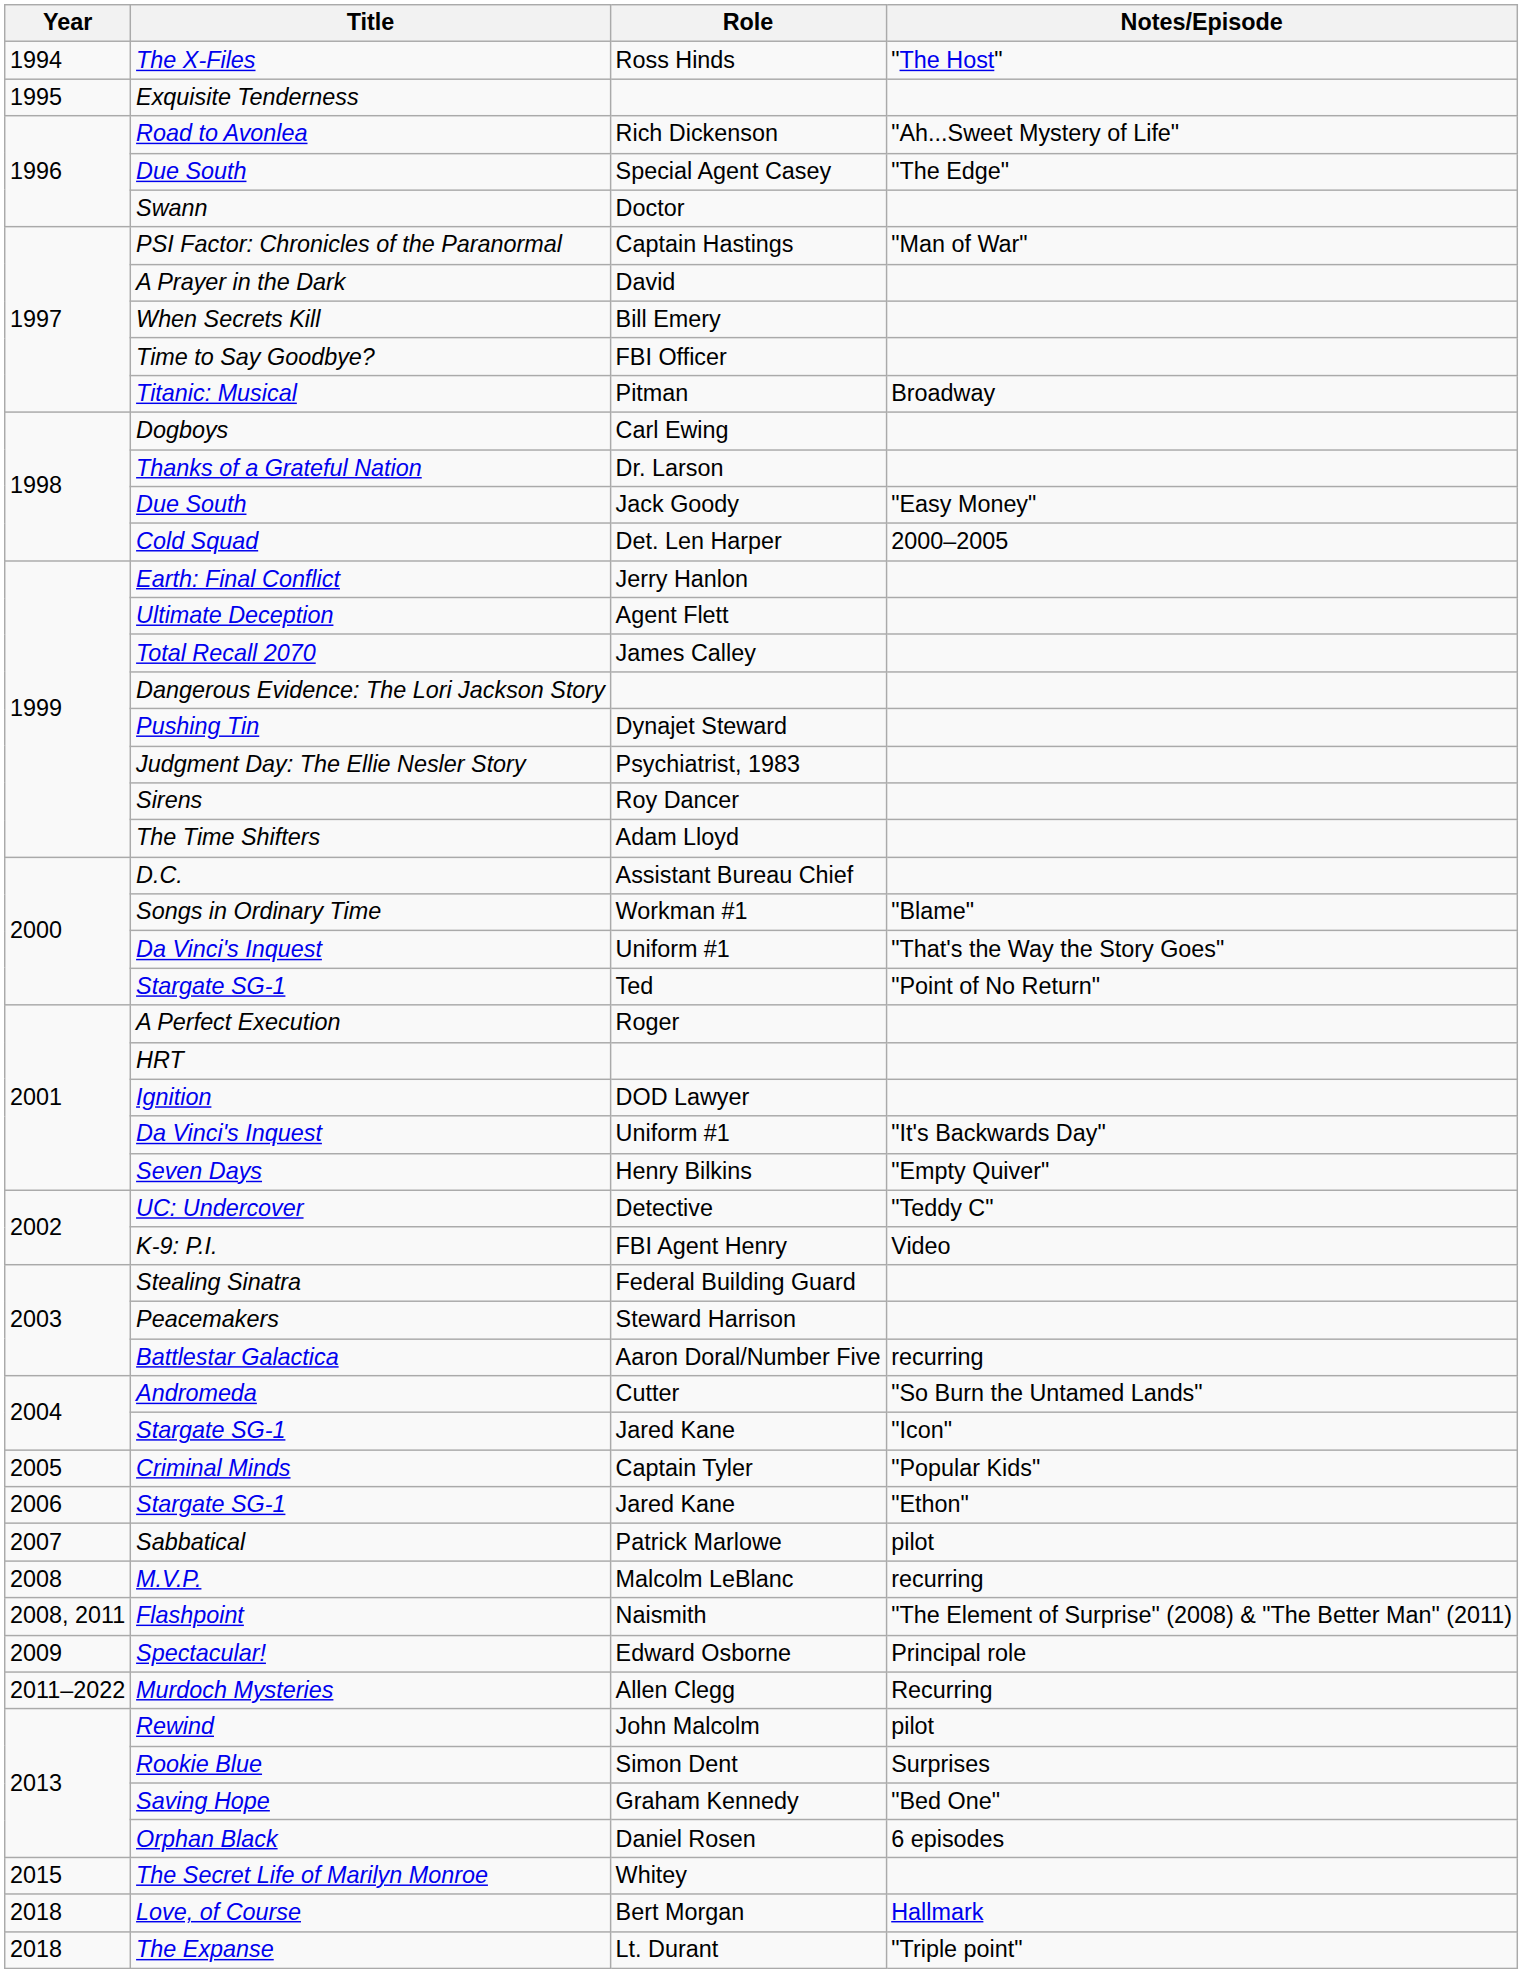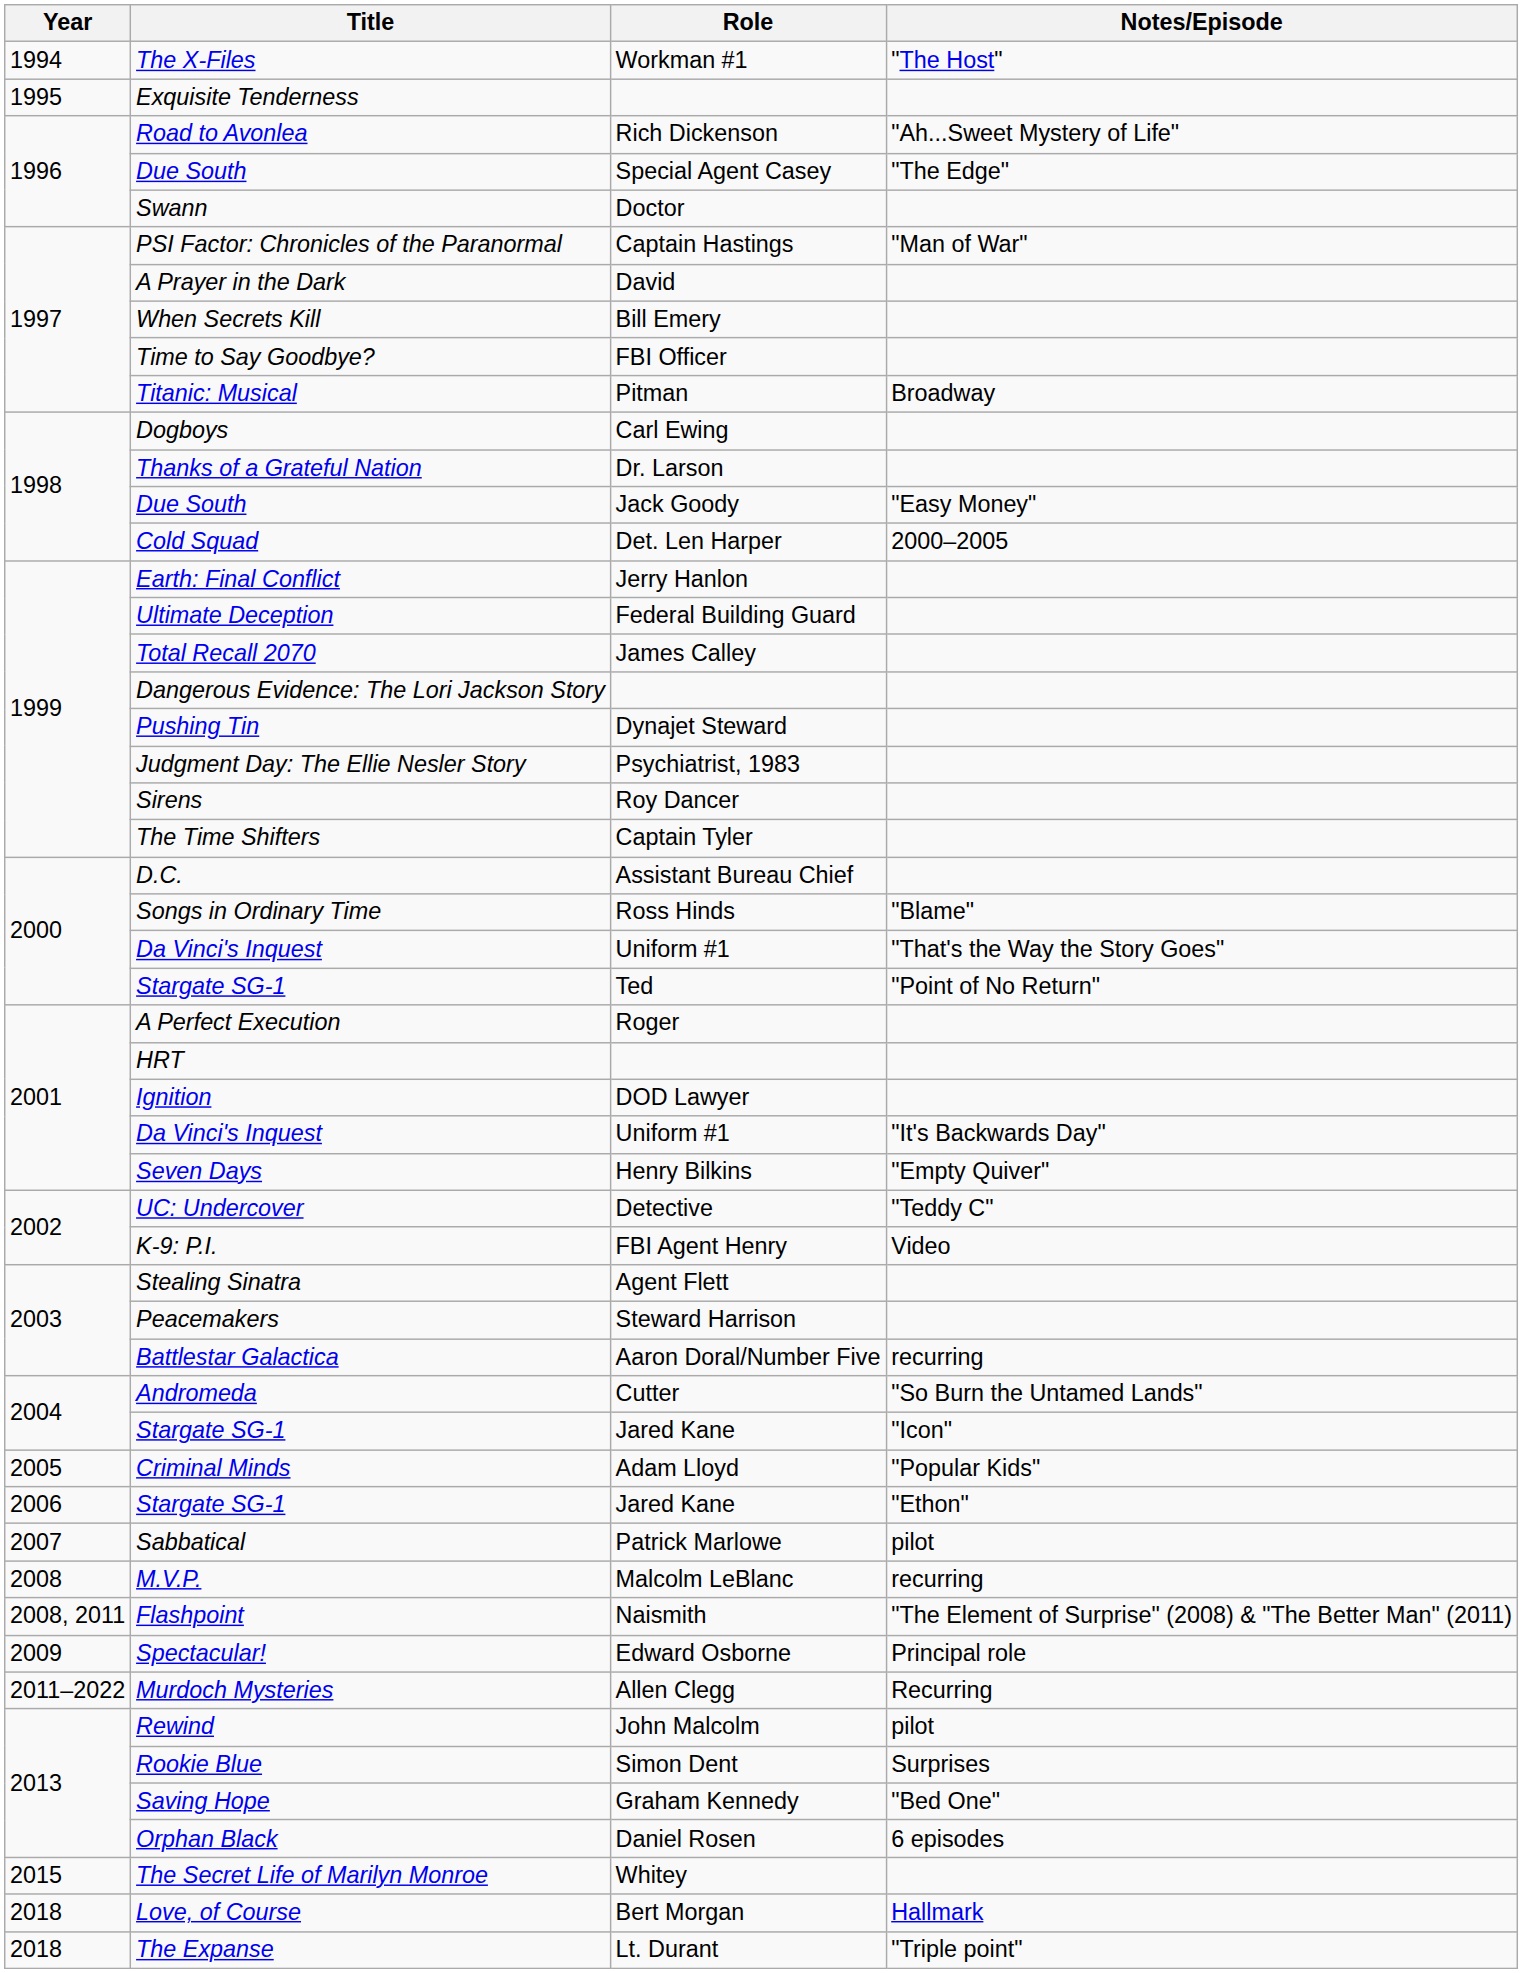(675, 60) Ross Hinds -> (682, 60) Workman #1
(672, 615) Agent Flett -> (736, 615) Federal Building Guard
(677, 838) Adam Lloyd -> (684, 838) Captain Tyler
(682, 912) Workman #1 -> (675, 912) Ross Hinds
(736, 1282) Federal Building Guard -> (672, 1282) Agent Flett
(684, 1467) Captain Tyler -> (677, 1467) Adam Lloyd
